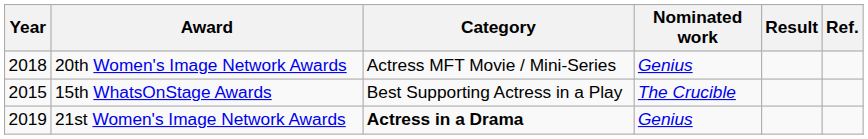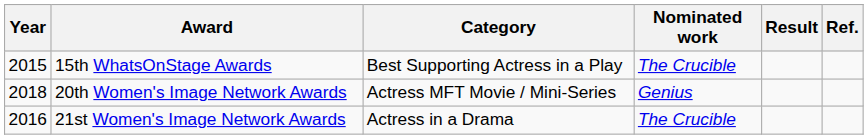rows swapped: (163, 92) <-> (201, 65)
(28, 119) 2019 -> (28, 119) 2016
(445, 119) bold -> (440, 119) normal
(665, 119) Genius -> (687, 119) The Crucible
